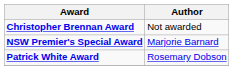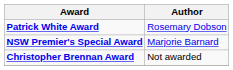rows swapped: (70, 27) <-> (53, 57)
